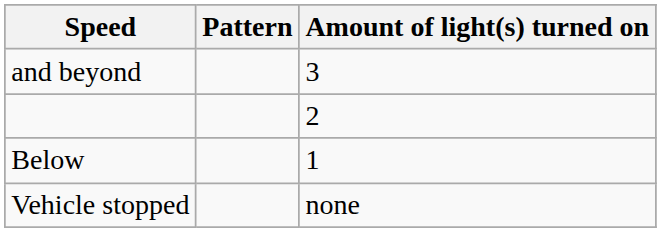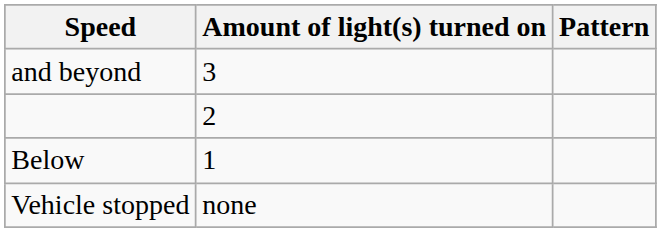columns swapped: (477, 26) <-> (247, 26)
